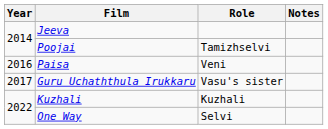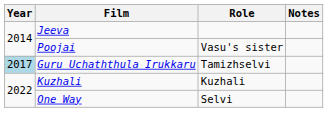(236, 47) Tamizhselvi -> (242, 47) Vasu's sister
- row: (53, 64)
(20, 82) no background -> (20, 64) lightblue background
(242, 82) Vasu's sister -> (236, 64) Tamizhselvi
